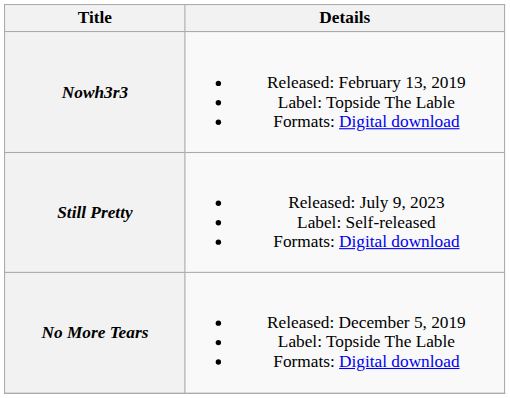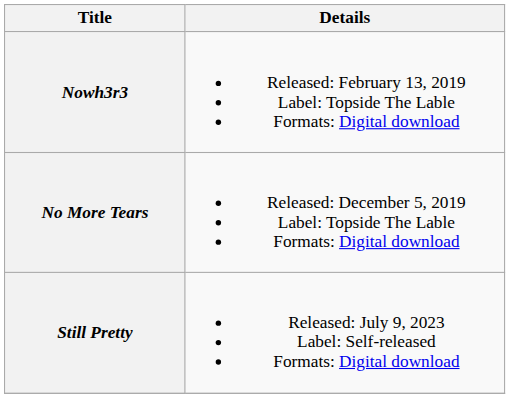rows swapped: (95, 332) <-> (95, 212)
